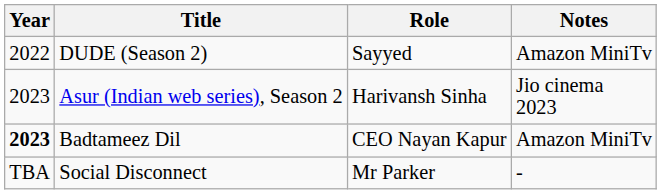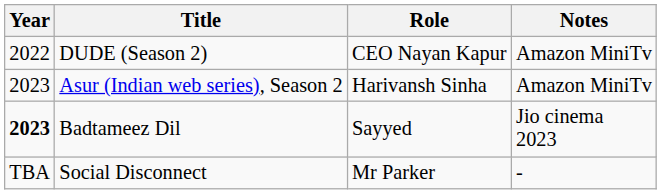(382, 52) Sayyed -> (429, 52) CEO Nayan Kapur
(560, 96) Jio cinema 2023 -> (584, 85) Amazon MiniTv
(429, 140) CEO Nayan Kapur -> (382, 128) Sayyed
(584, 140) Amazon MiniTv -> (560, 128) Jio cinema 2023
